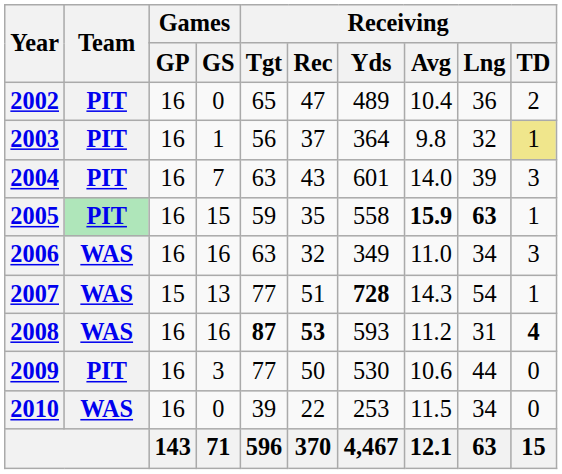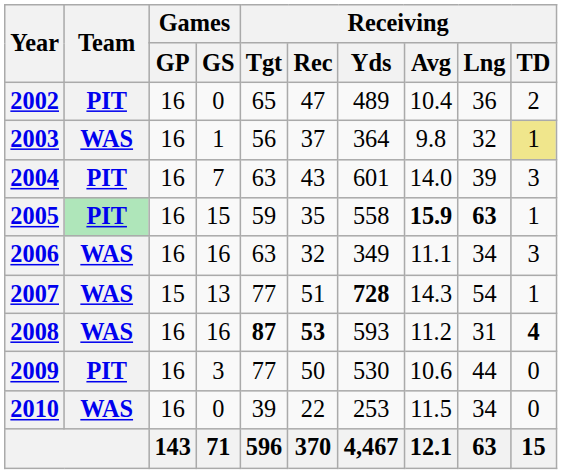(107, 139) PIT -> (107, 139) WAS
(431, 255) 11.0 -> (431, 255) 11.1
